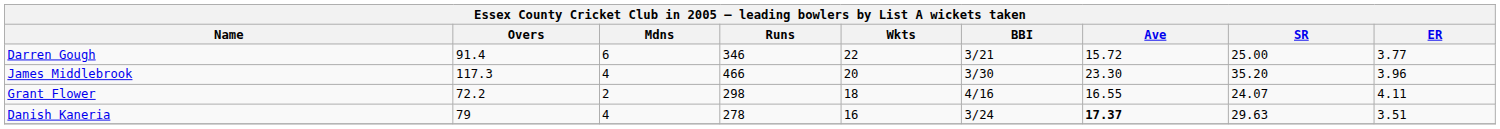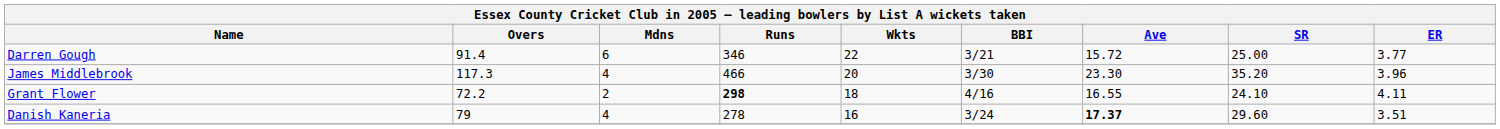(734, 94) normal -> (734, 94) bold
(1250, 94) 24.07 -> (1250, 94) 24.10
(1250, 114) 29.63 -> (1250, 114) 29.60
